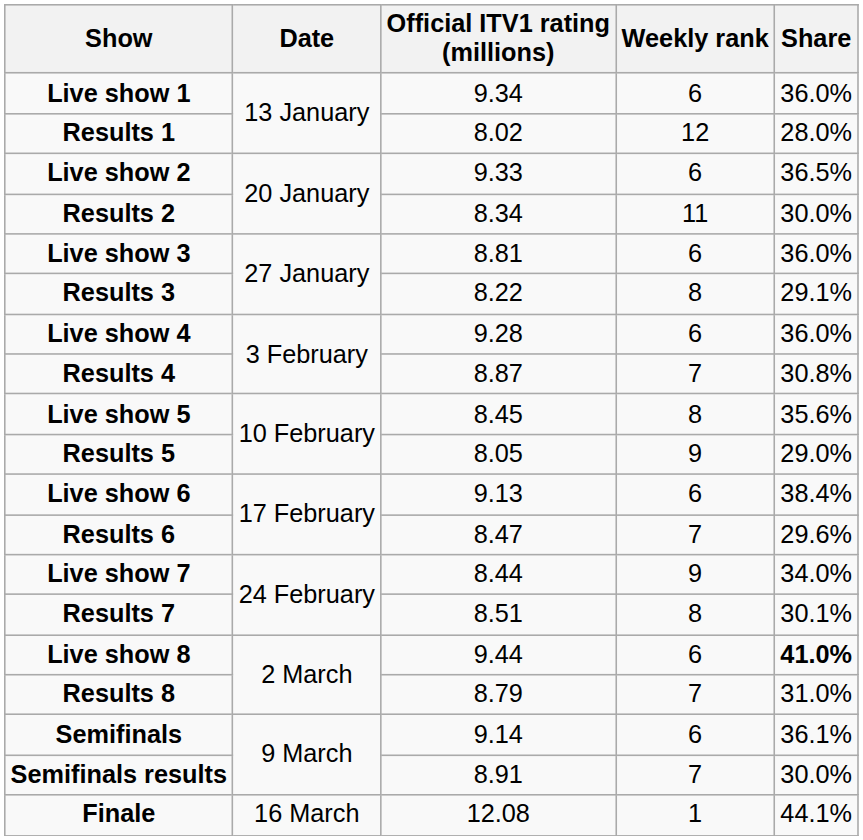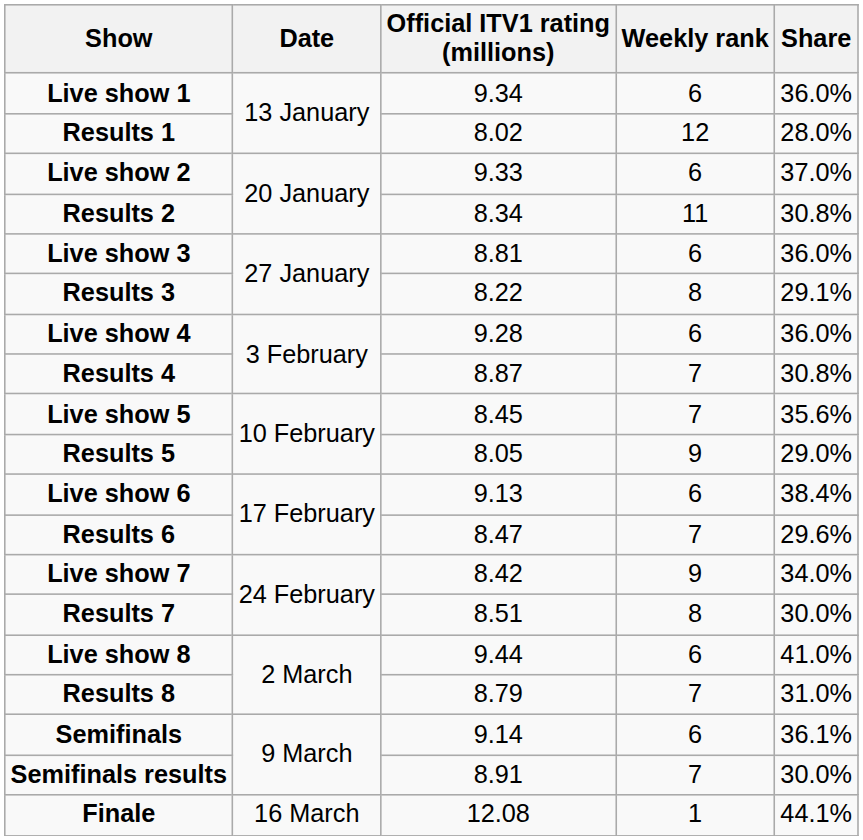(816, 173) 36.5% -> (816, 173) 37.0%
(816, 213) 30.0% -> (816, 213) 30.8%
(695, 413) 8 -> (695, 413) 7
(498, 574) 8.44 -> (498, 574) 8.42
(816, 614) 30.1% -> (816, 614) 30.0%
(816, 654) bold -> (816, 654) normal
